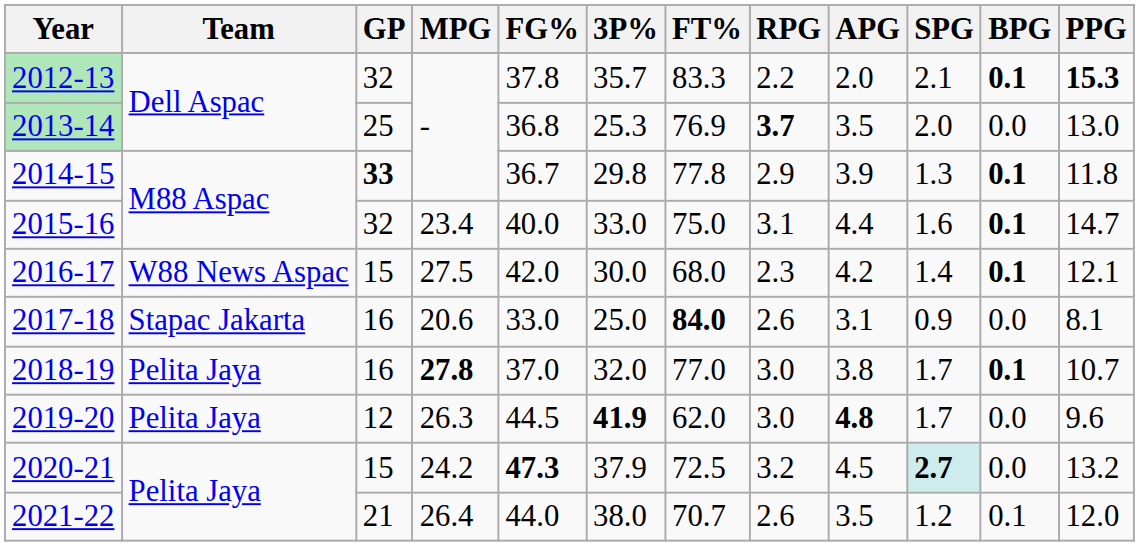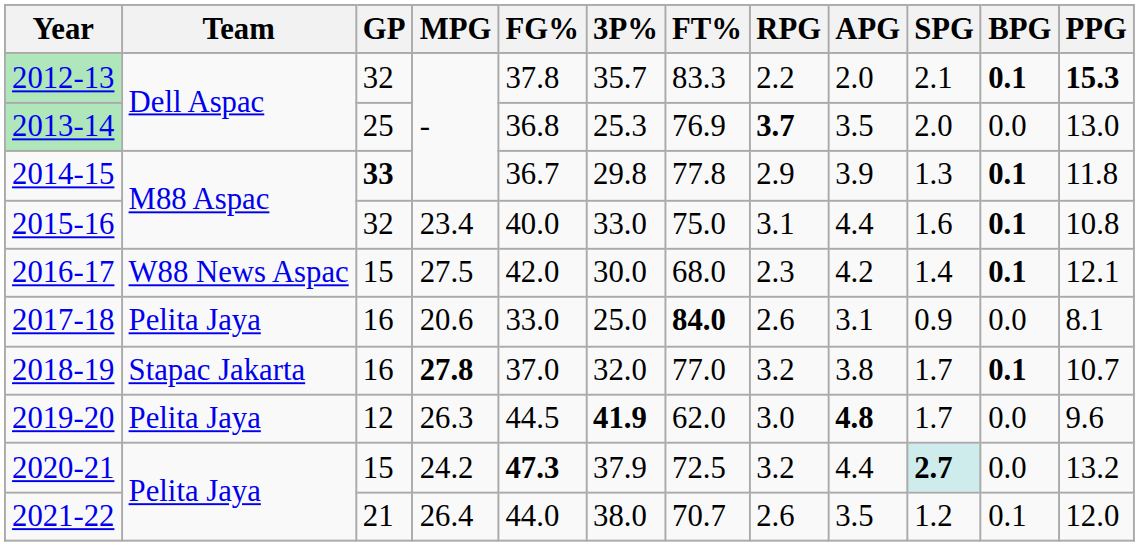(1092, 223) 14.7 -> (1092, 223) 10.8
(217, 321) Stapac Jakarta -> (195, 321) Pelita Jaya
(195, 369) Pelita Jaya -> (217, 369) Stapac Jakarta
(775, 369) 3.0 -> (775, 369) 3.2
(854, 467) 4.5 -> (854, 467) 4.4
